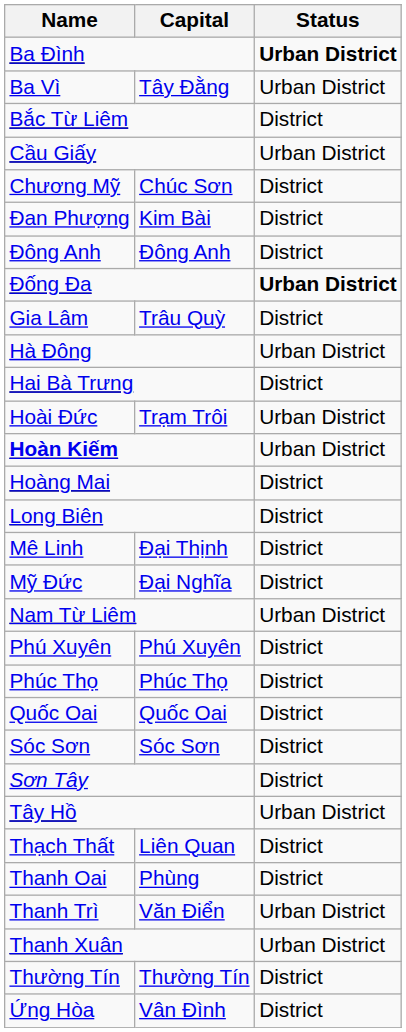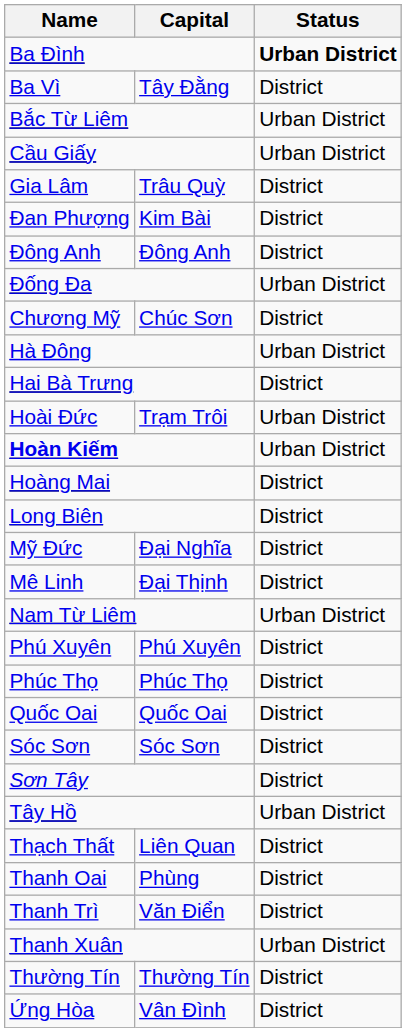(322, 86) Urban District -> (291, 86) District
(291, 119) District -> (322, 119) Urban District
rows swapped: (65, 185) <-> (49, 317)
(328, 284) bold -> (322, 284) normal
rows swapped: (46, 548) <-> (46, 581)
(322, 911) Urban District -> (291, 911) District
